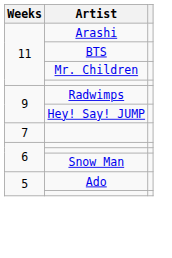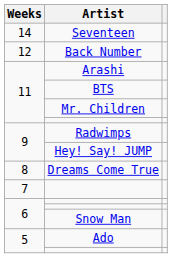+ row: (25, 33)
+ row: (25, 52)
+ row: (25, 170)
